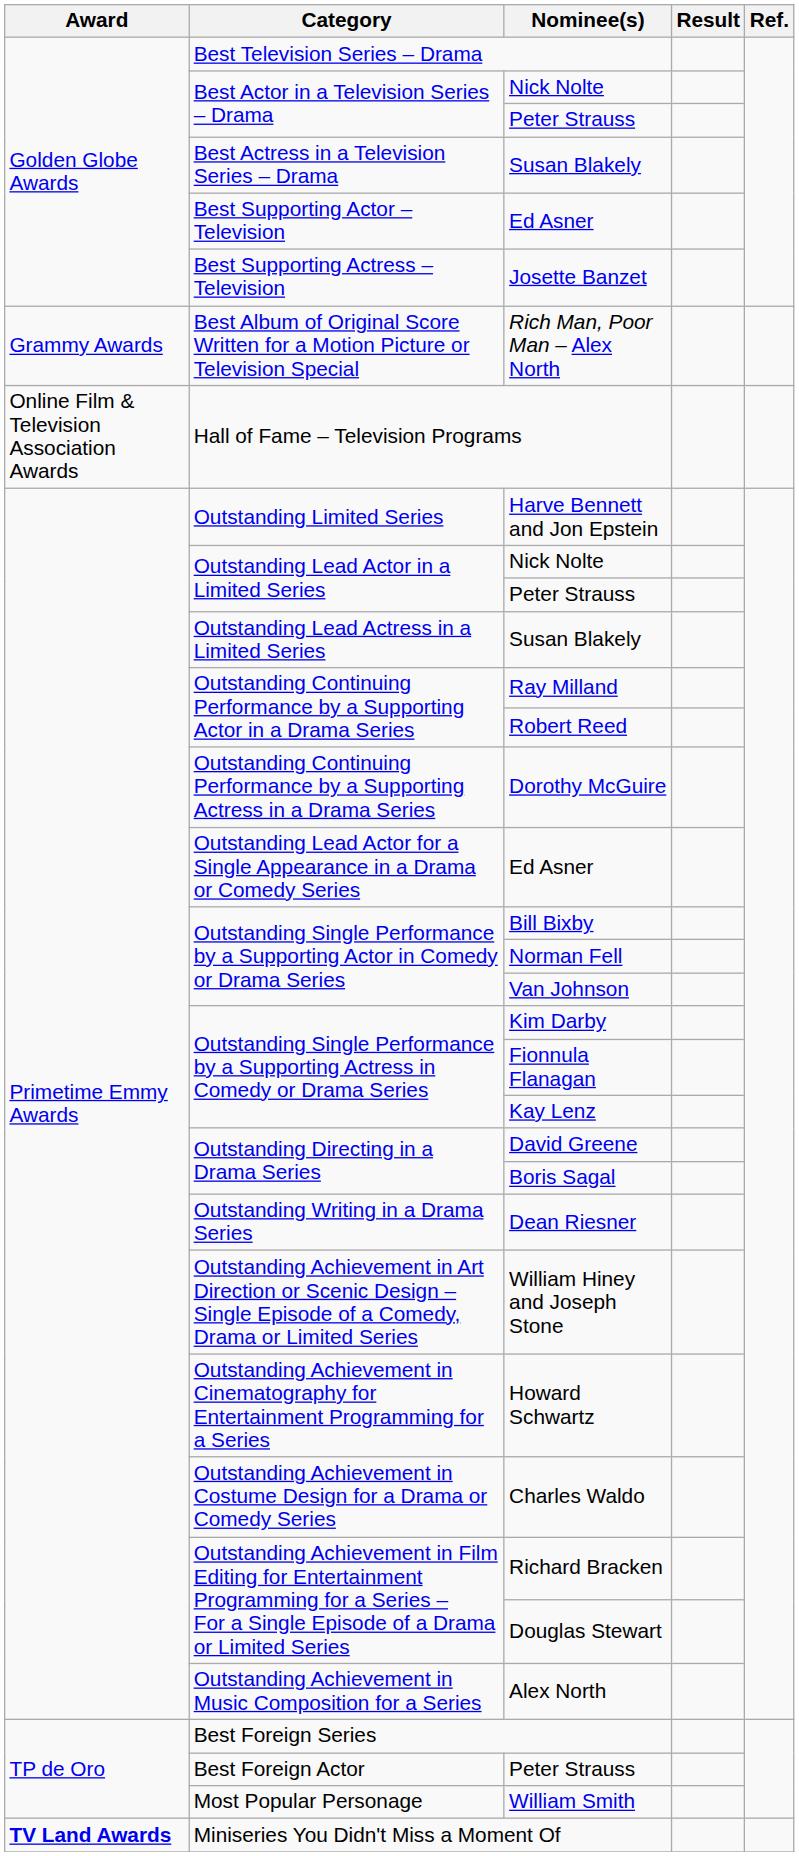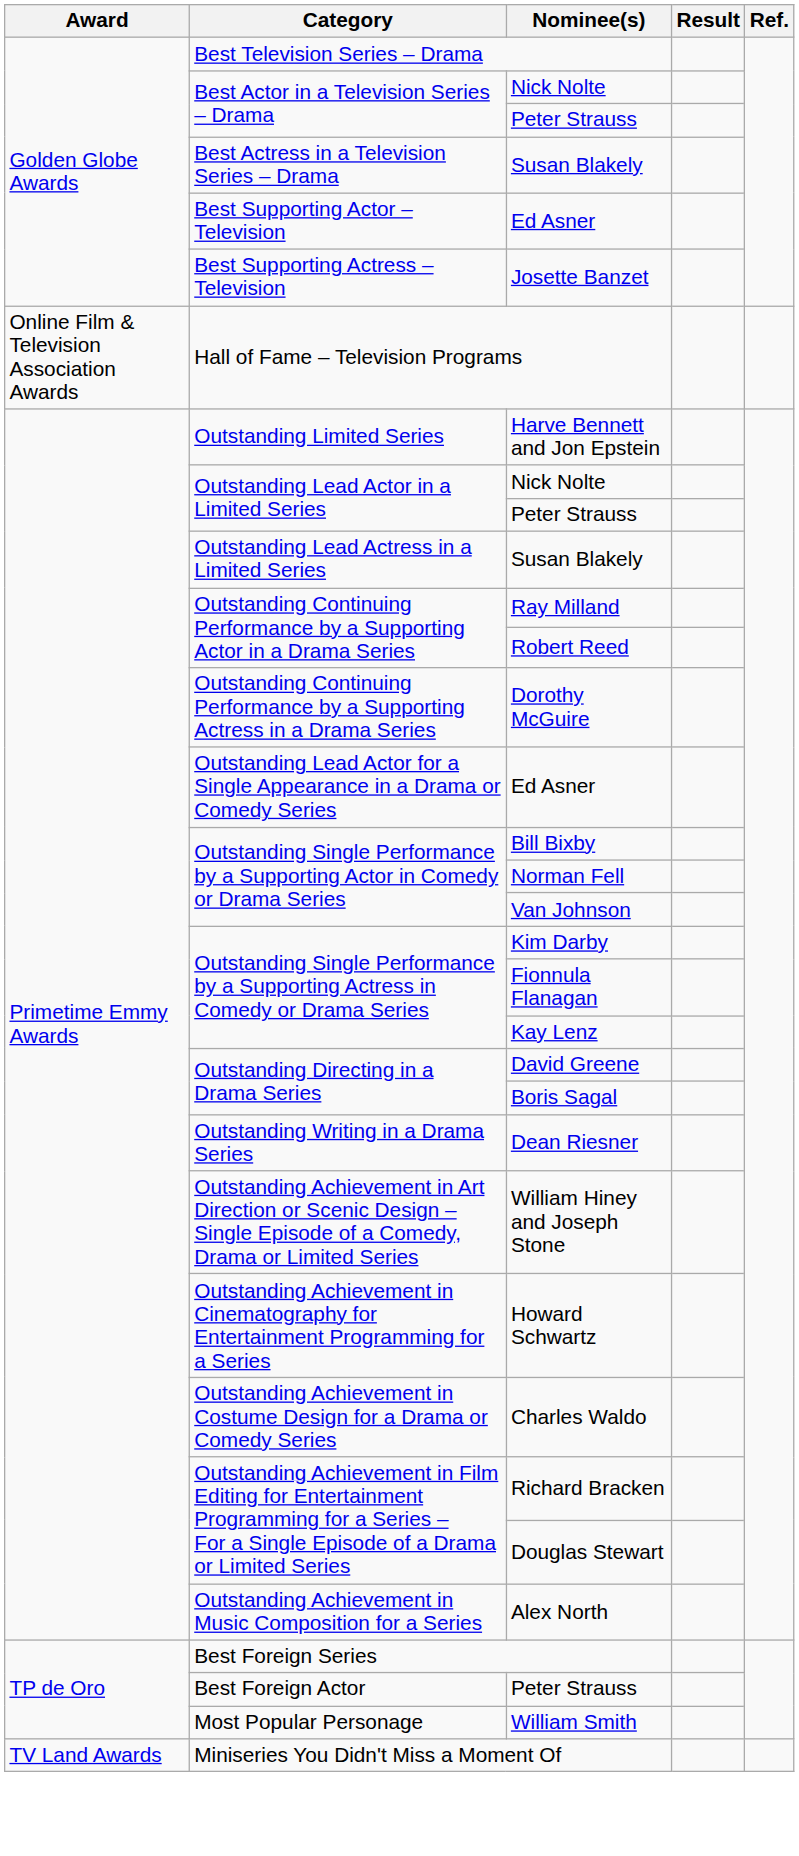- row: (332, 345)
(90, 1834) bold -> (86, 1755) normal
